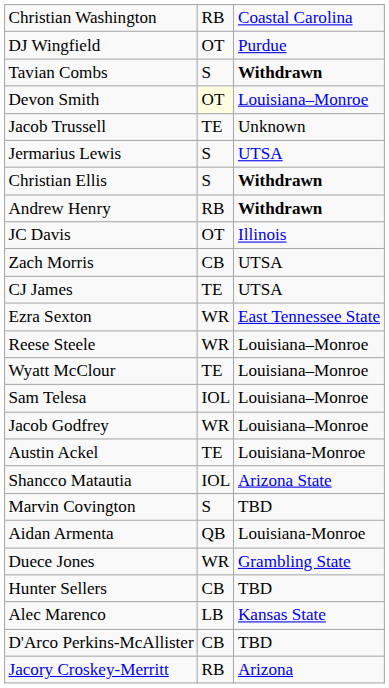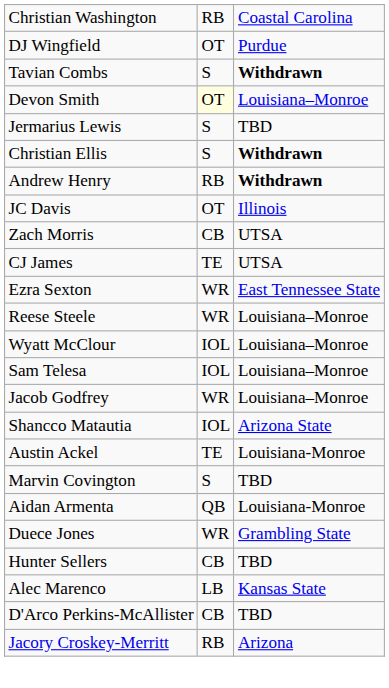- row: (57, 126)
(260, 153) UTSA -> (255, 126) TBD
(212, 371) TE -> (216, 343) IOL
rows swapped: (53, 452) <-> (70, 479)
